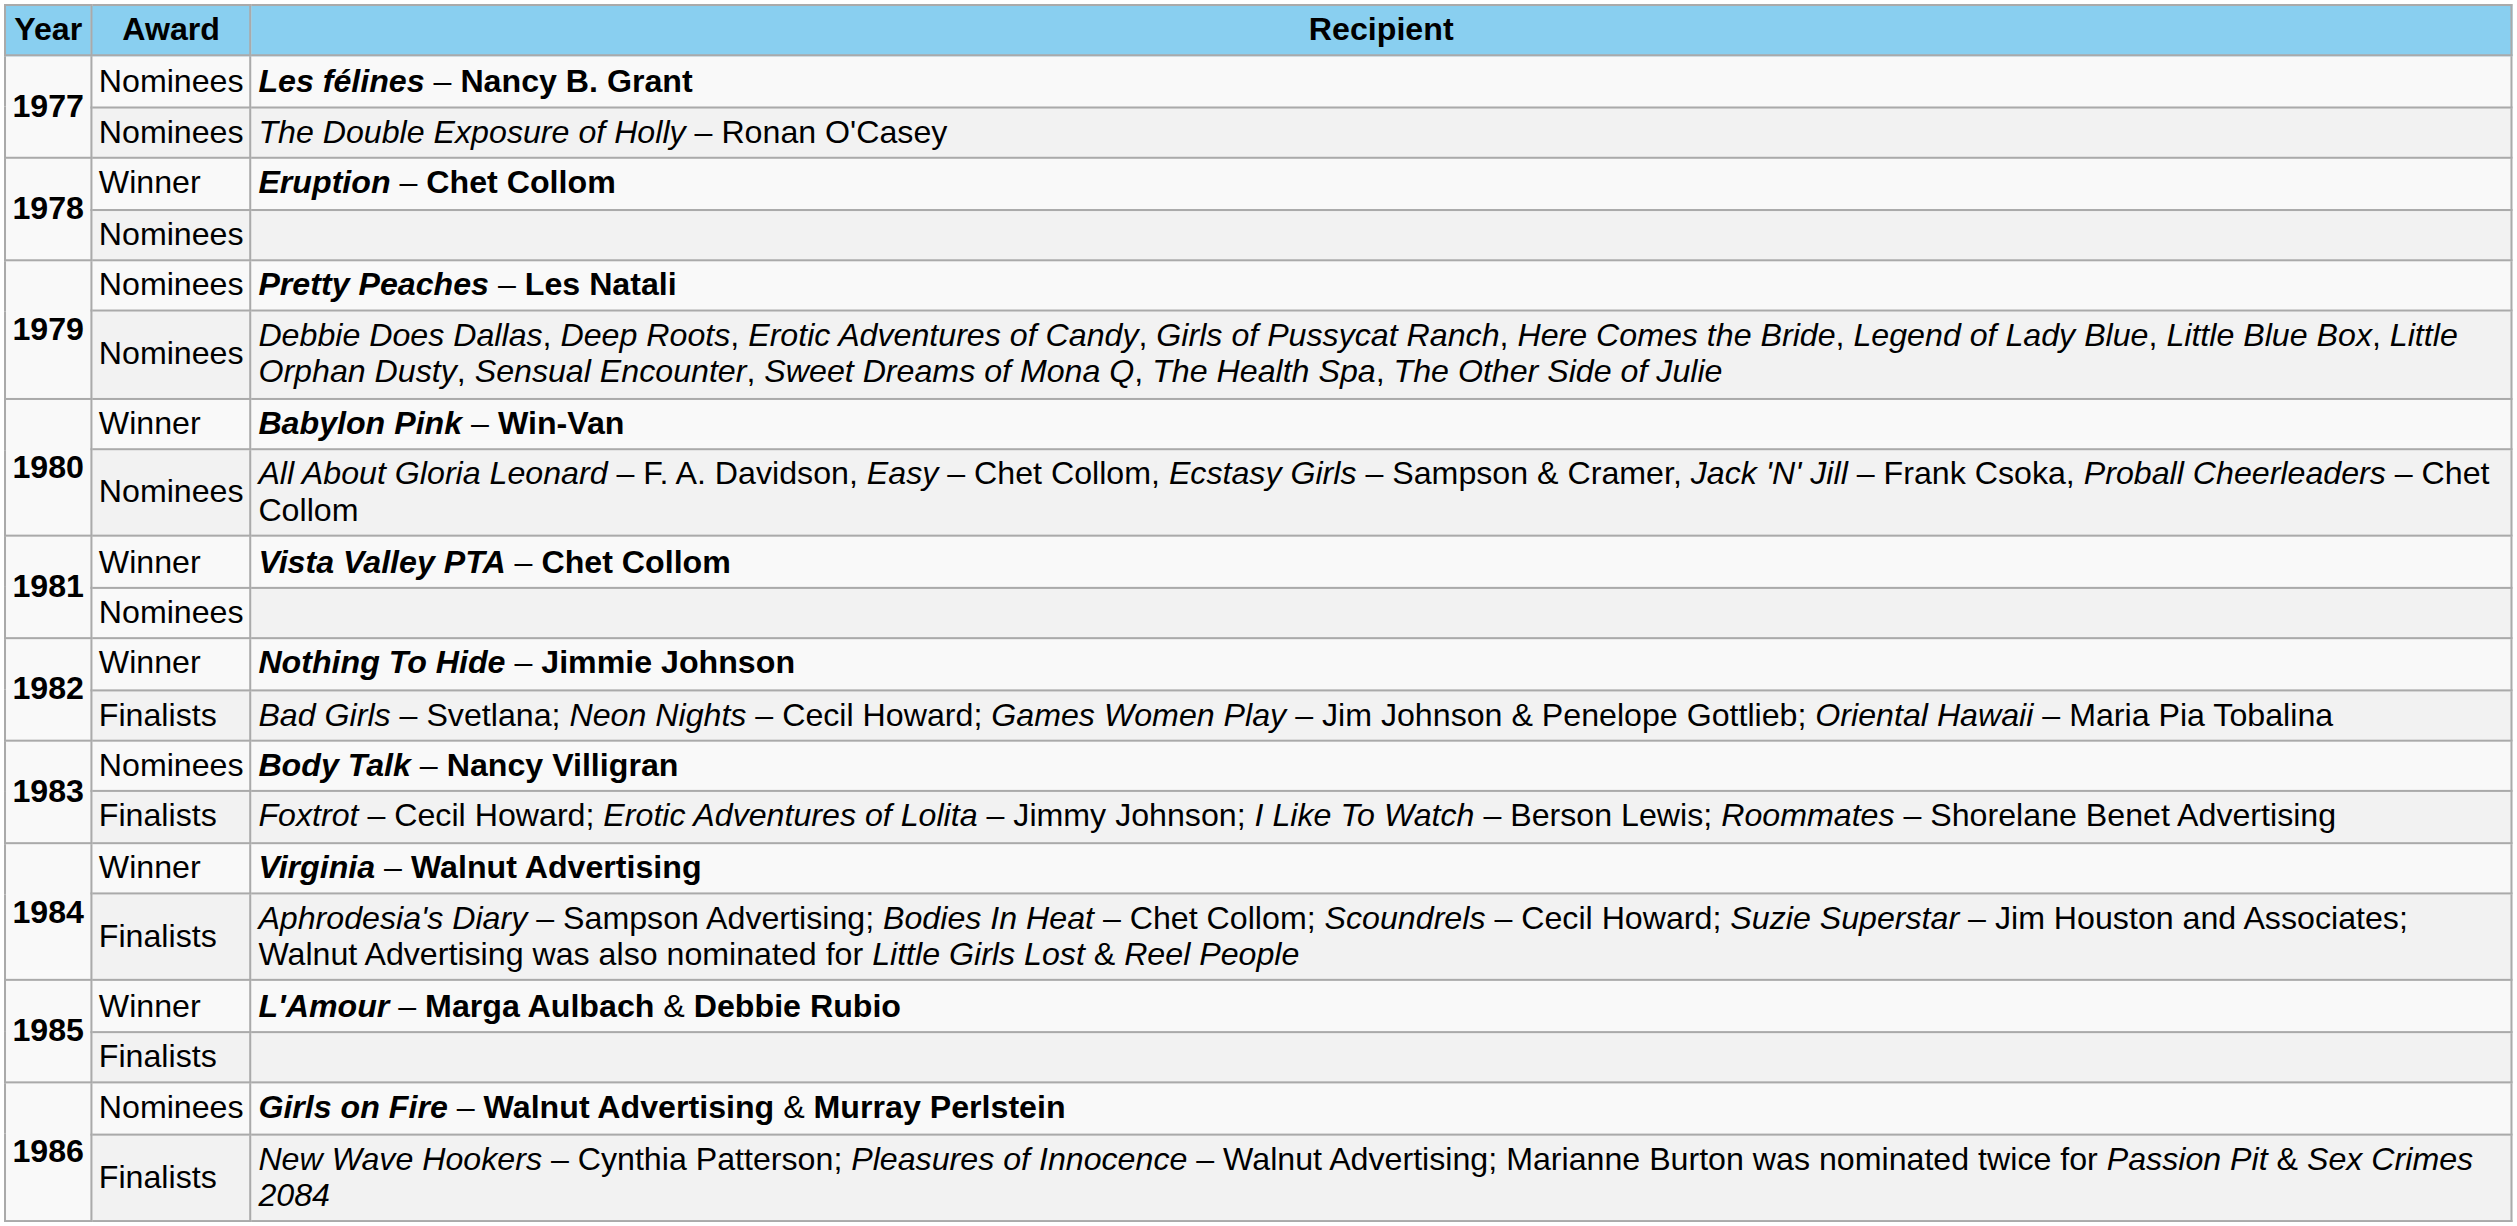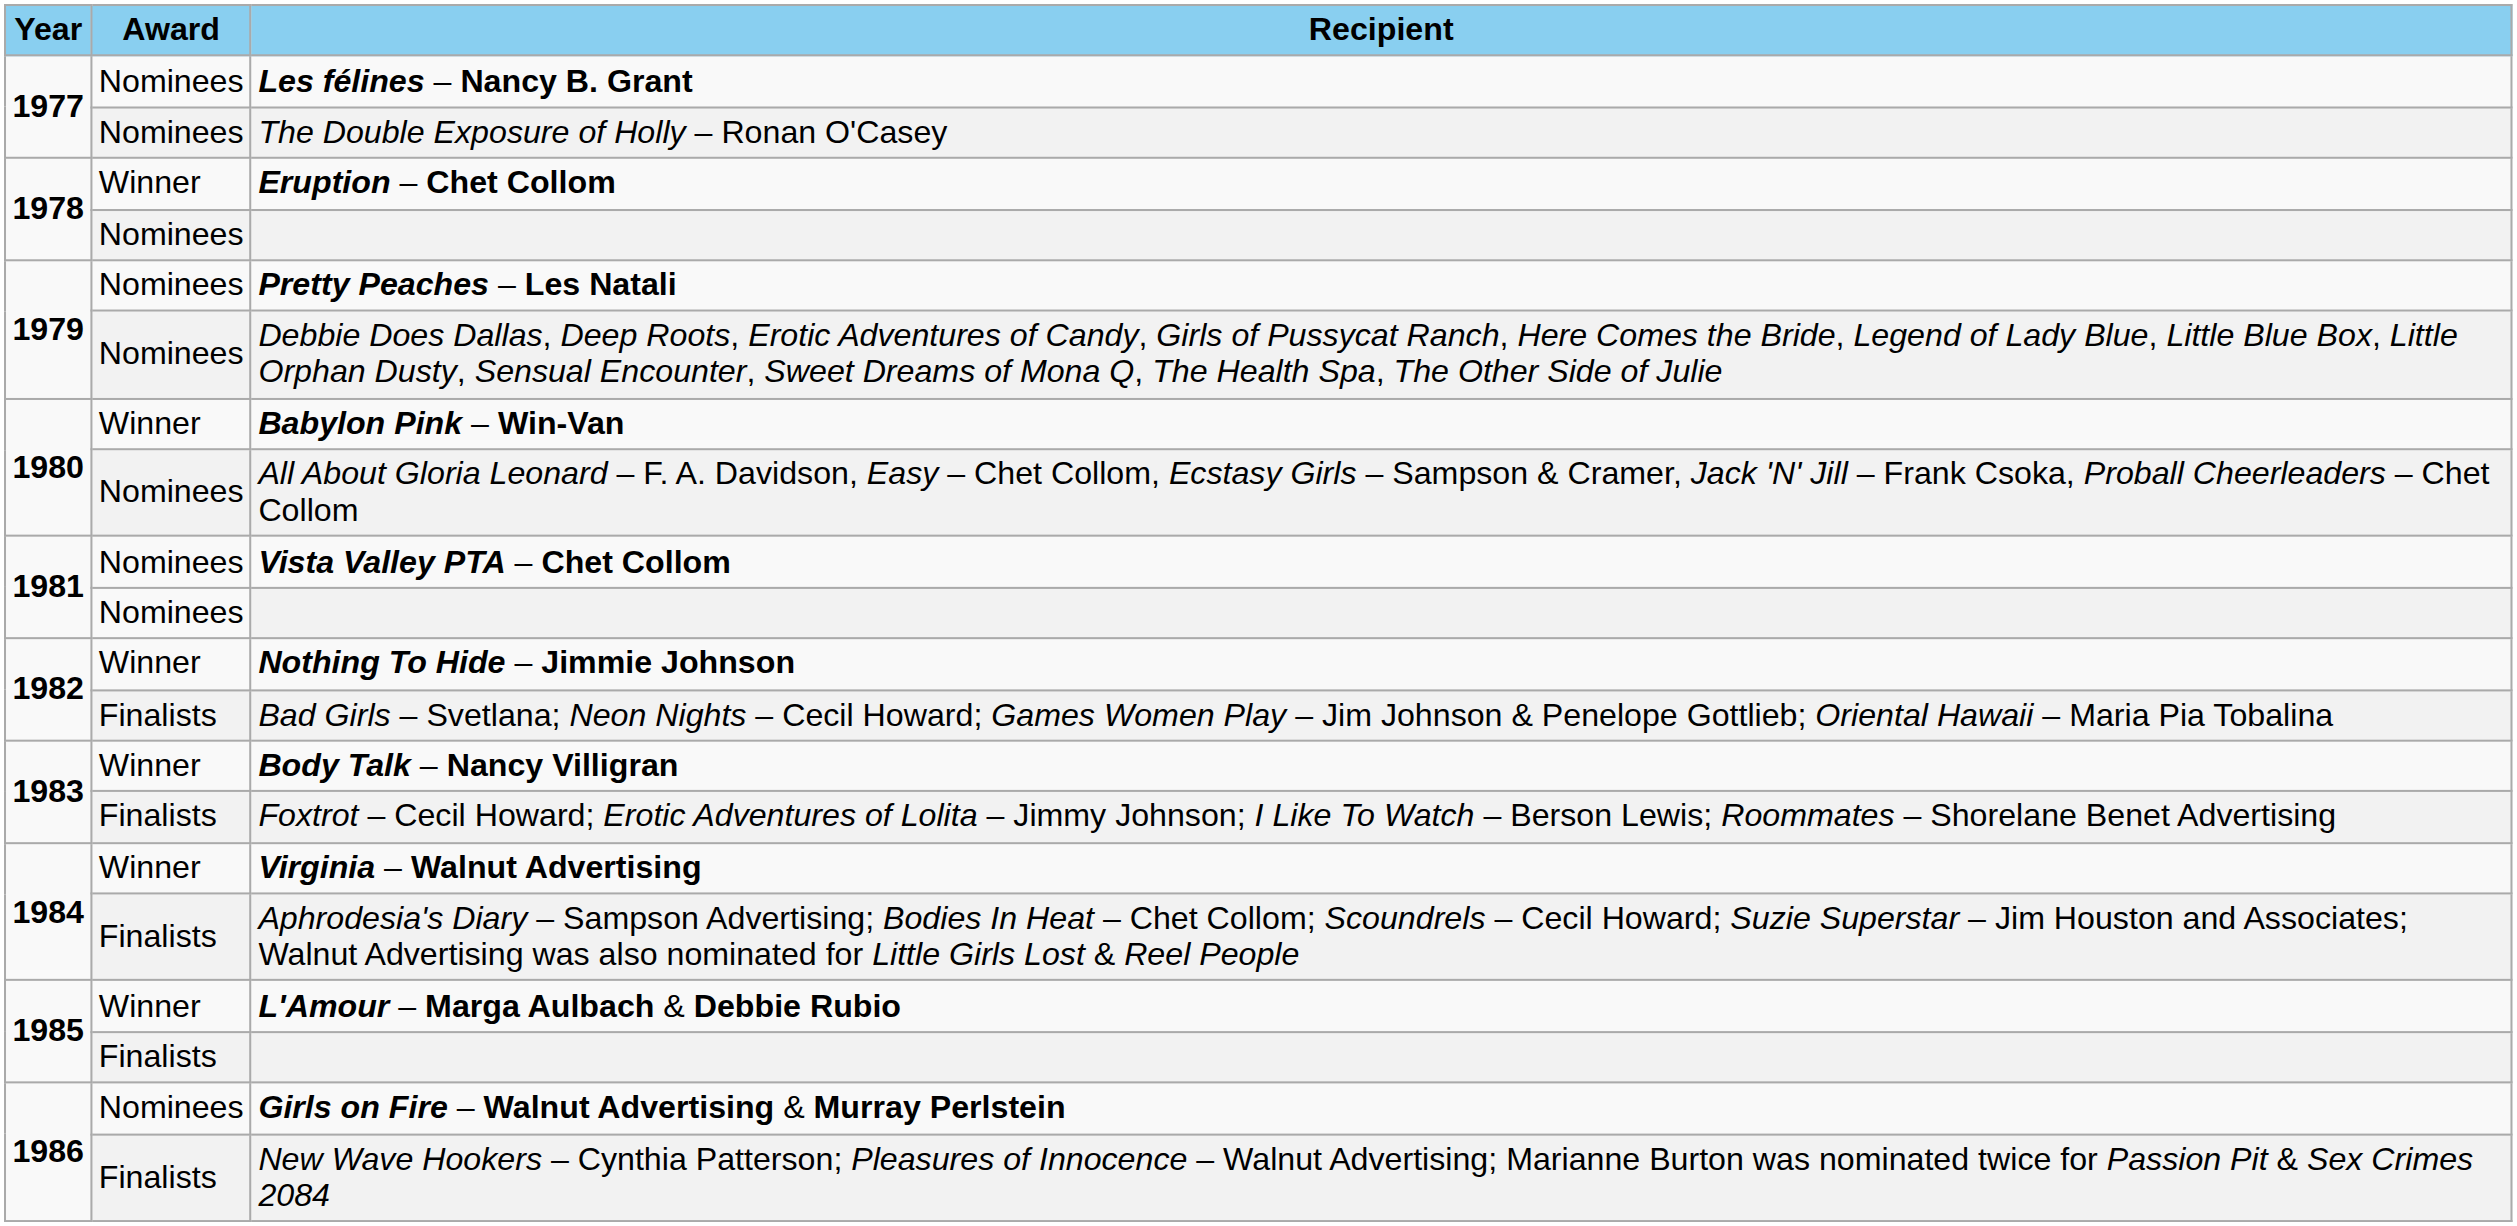(150, 561) Winner -> (171, 561) Nominees
(171, 765) Nominees -> (150, 765) Winner
